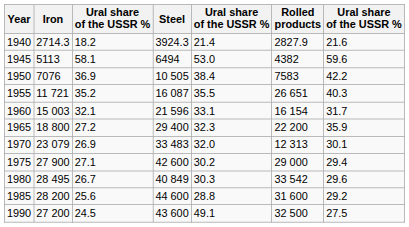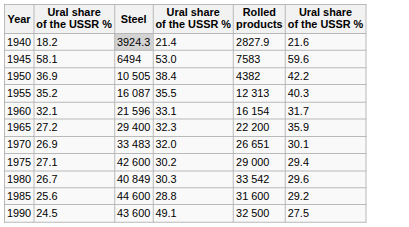- column: (53, 19)
(172, 42) no background -> (134, 42) lightgrey background
(287, 59) 4382 -> (248, 59) 7583
(287, 76) 7583 -> (248, 76) 4382
(291, 93) 26 651 -> (253, 93) 12 313
(291, 145) 12 313 -> (253, 145) 26 651
